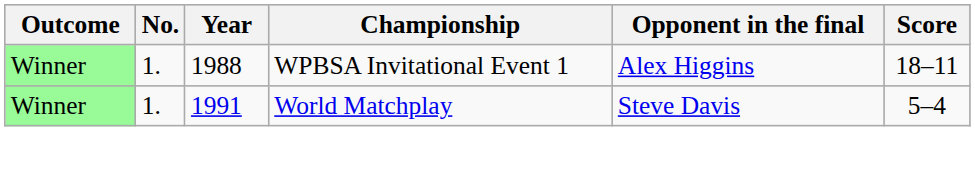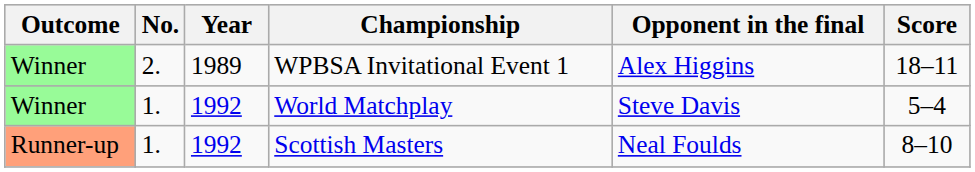(151, 65) 1. -> (151, 65) 2.
(216, 65) 1988 -> (216, 65) 1989
(216, 105) 1991 -> (216, 105) 1992
+ row: (359, 145)
